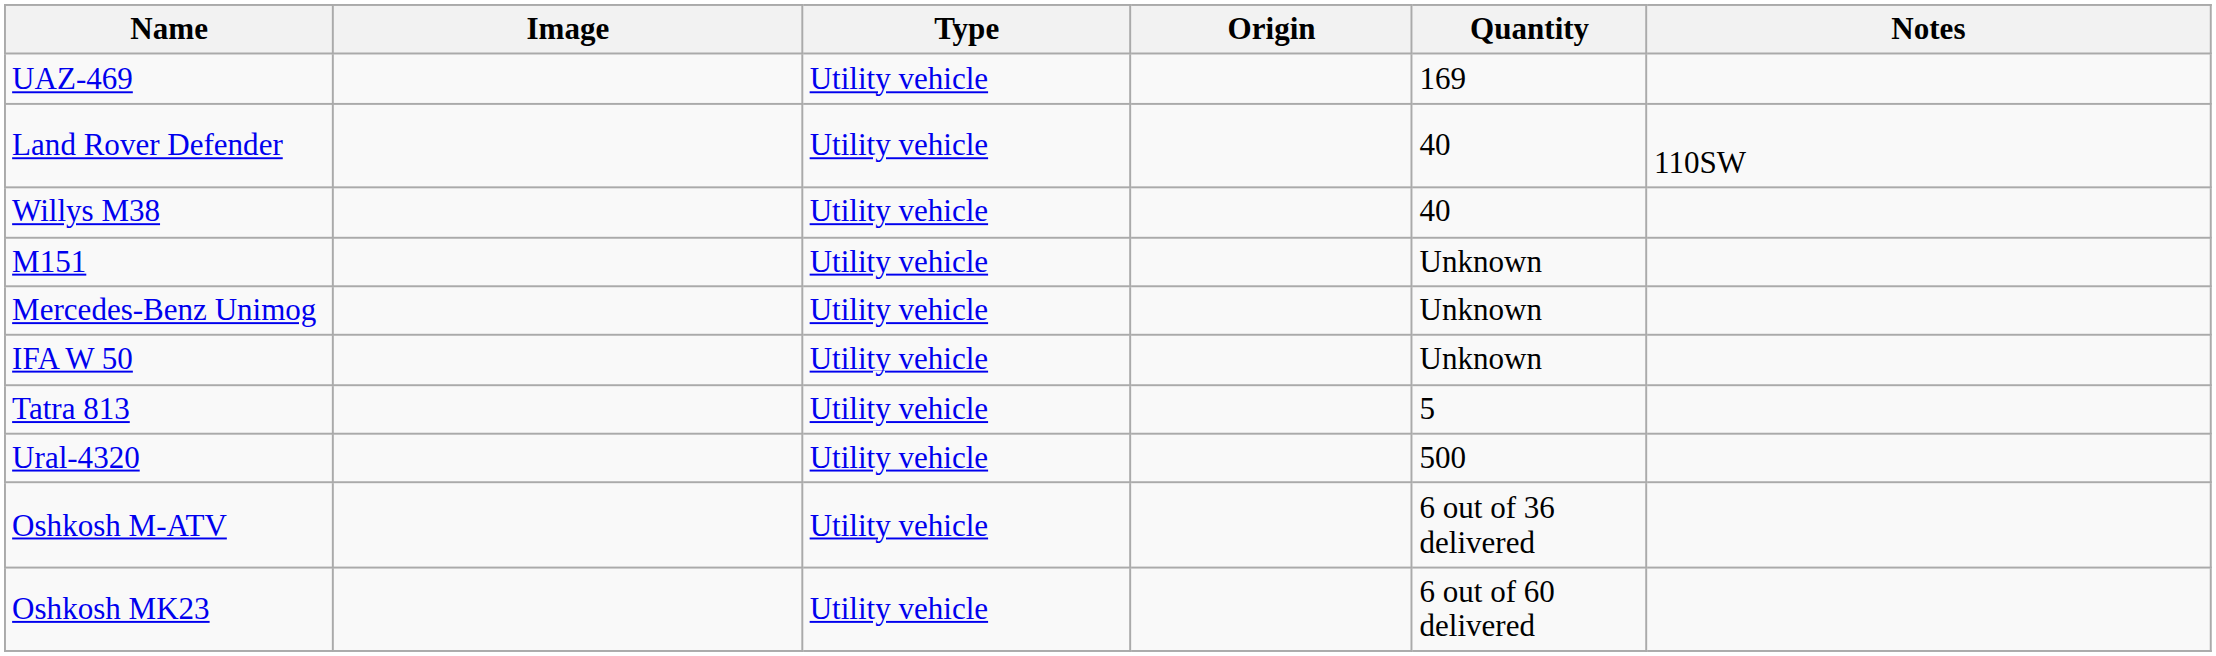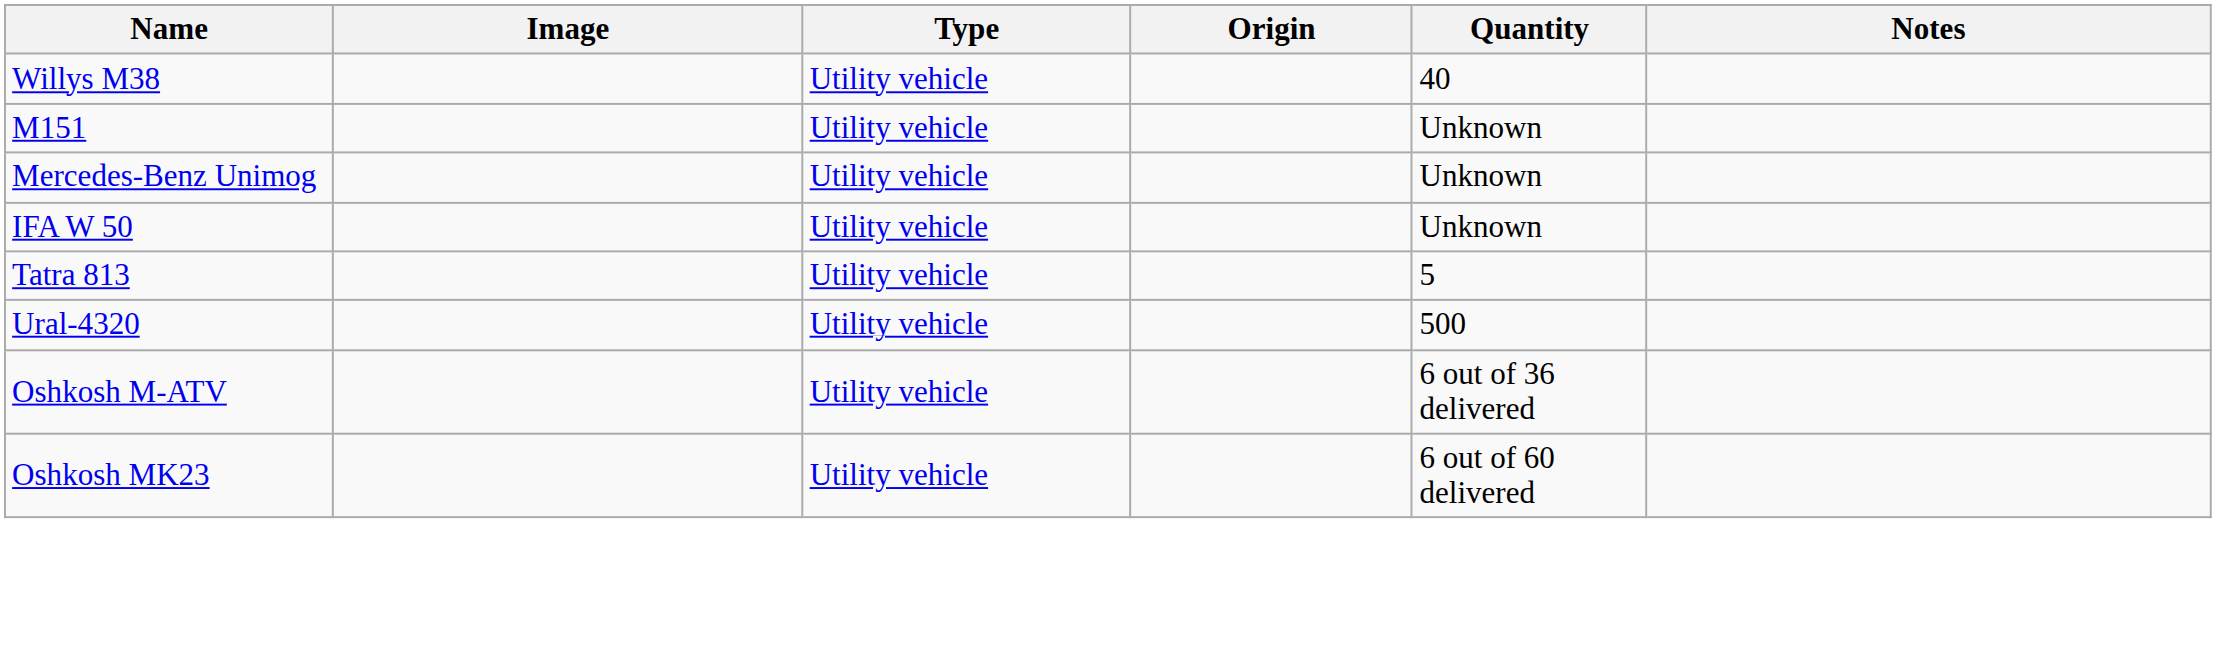- row: (72, 78)
- row: (147, 145)
